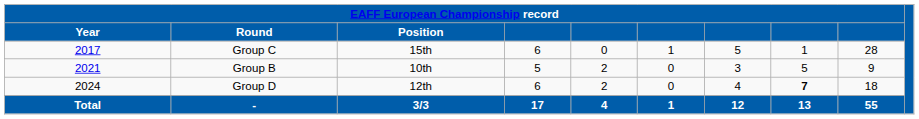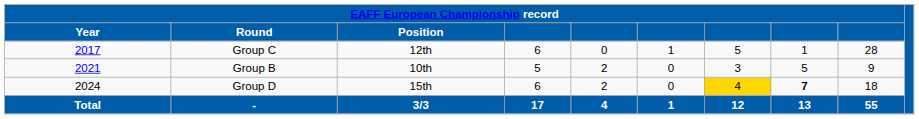(421, 50) 15th -> (421, 50) 12th
(421, 87) 12th -> (421, 87) 15th
(738, 87) no background -> (738, 87) gold background
